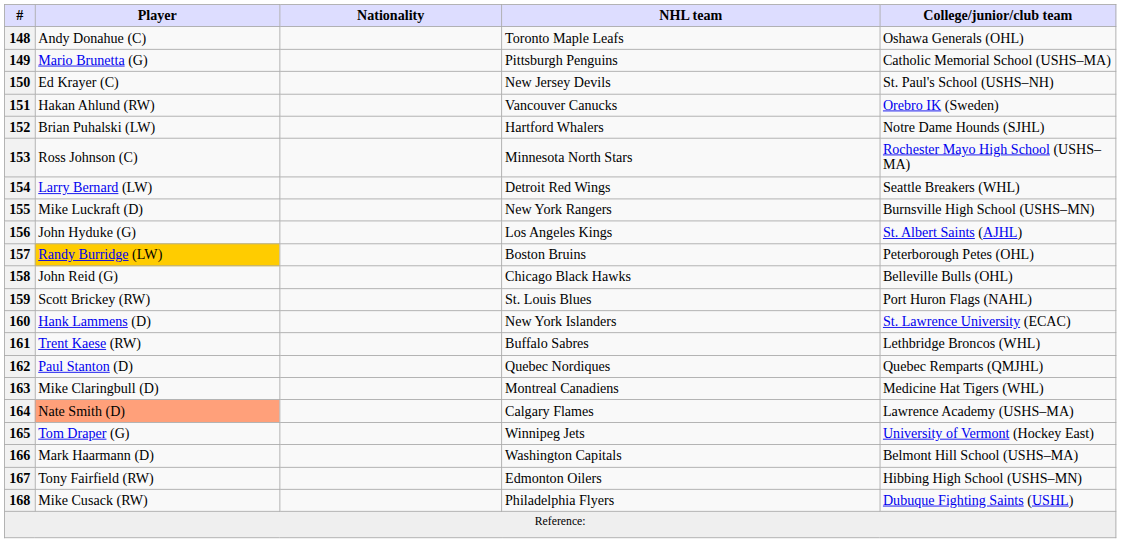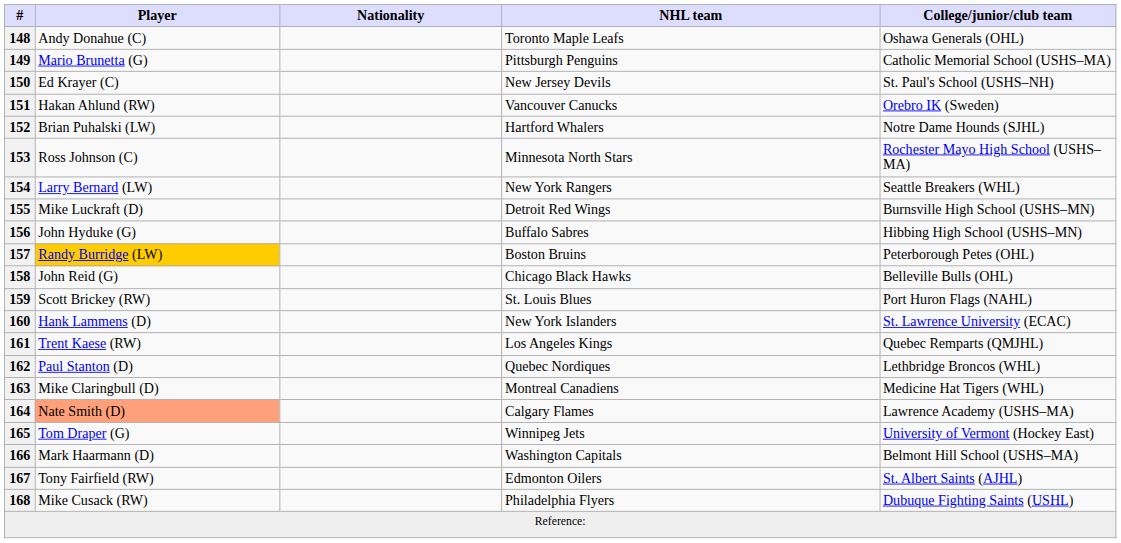(558, 187) Detroit Red Wings -> (558, 187) New York Rangers
(558, 210) New York Rangers -> (558, 210) Detroit Red Wings
(559, 232) Los Angeles Kings -> (547, 232) Buffalo Sabres
(953, 232) St. Albert Saints (AJHL) -> (982, 232) Hibbing High School (USHS–MN)
(547, 344) Buffalo Sabres -> (559, 344) Los Angeles Kings
(962, 344) Lethbridge Broncos (WHL) -> (963, 344) Quebec Remparts (QMJHL)
(963, 366) Quebec Remparts (QMJHL) -> (962, 366) Lethbridge Broncos (WHL)
(982, 478) Hibbing High School (USHS–MN) -> (953, 478) St. Albert Saints (AJHL)
